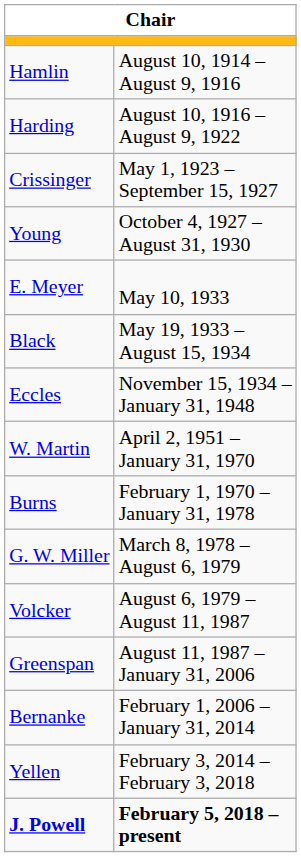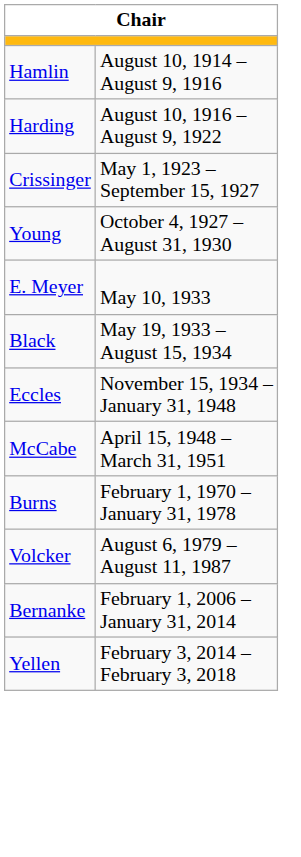+ row: (43, 448)
- row: (50, 448)
- row: (59, 556)
- row: (52, 663)
- row: (47, 824)
